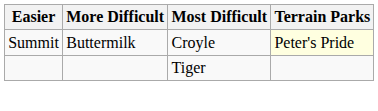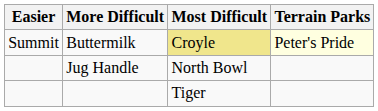(193, 42) no background -> (193, 42) khaki background
+ row: (102, 67)
